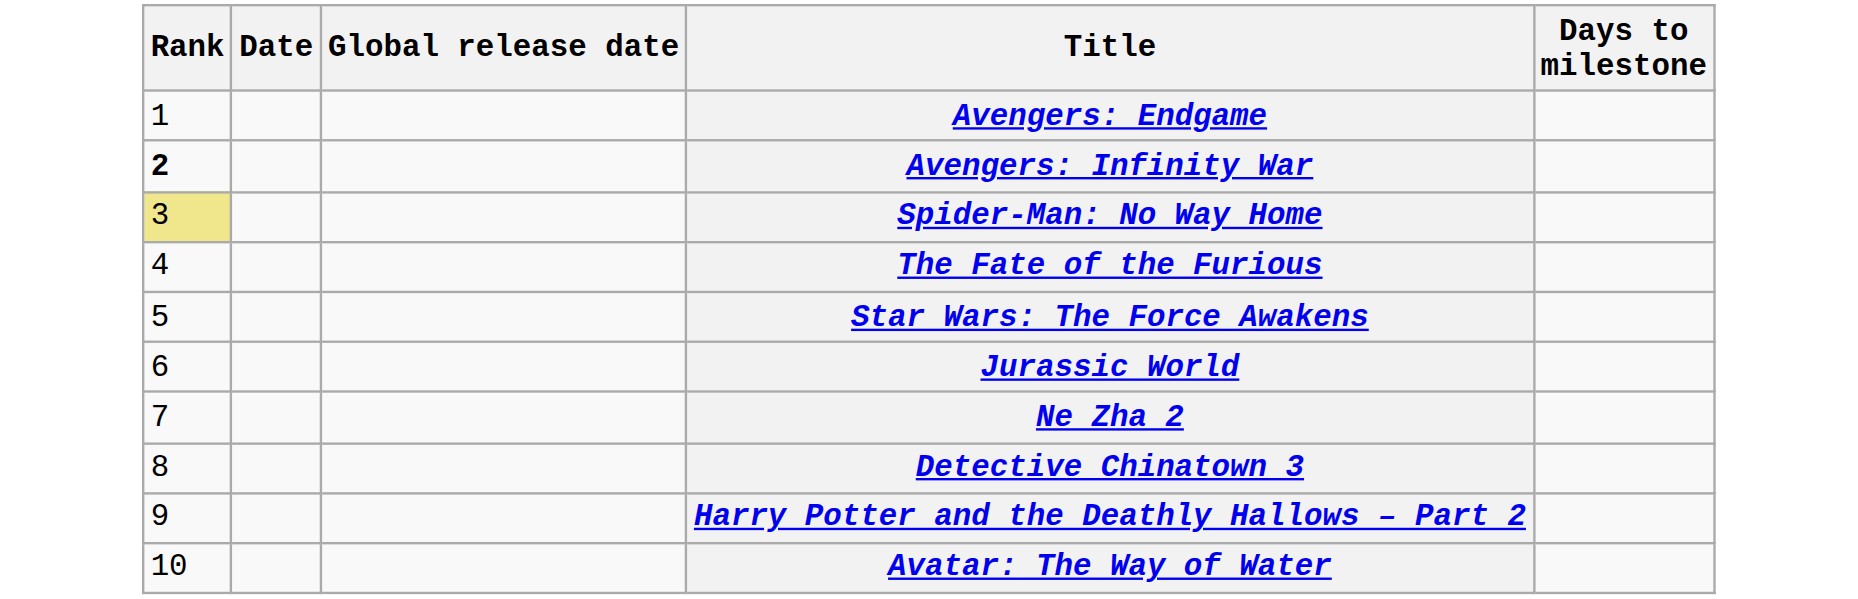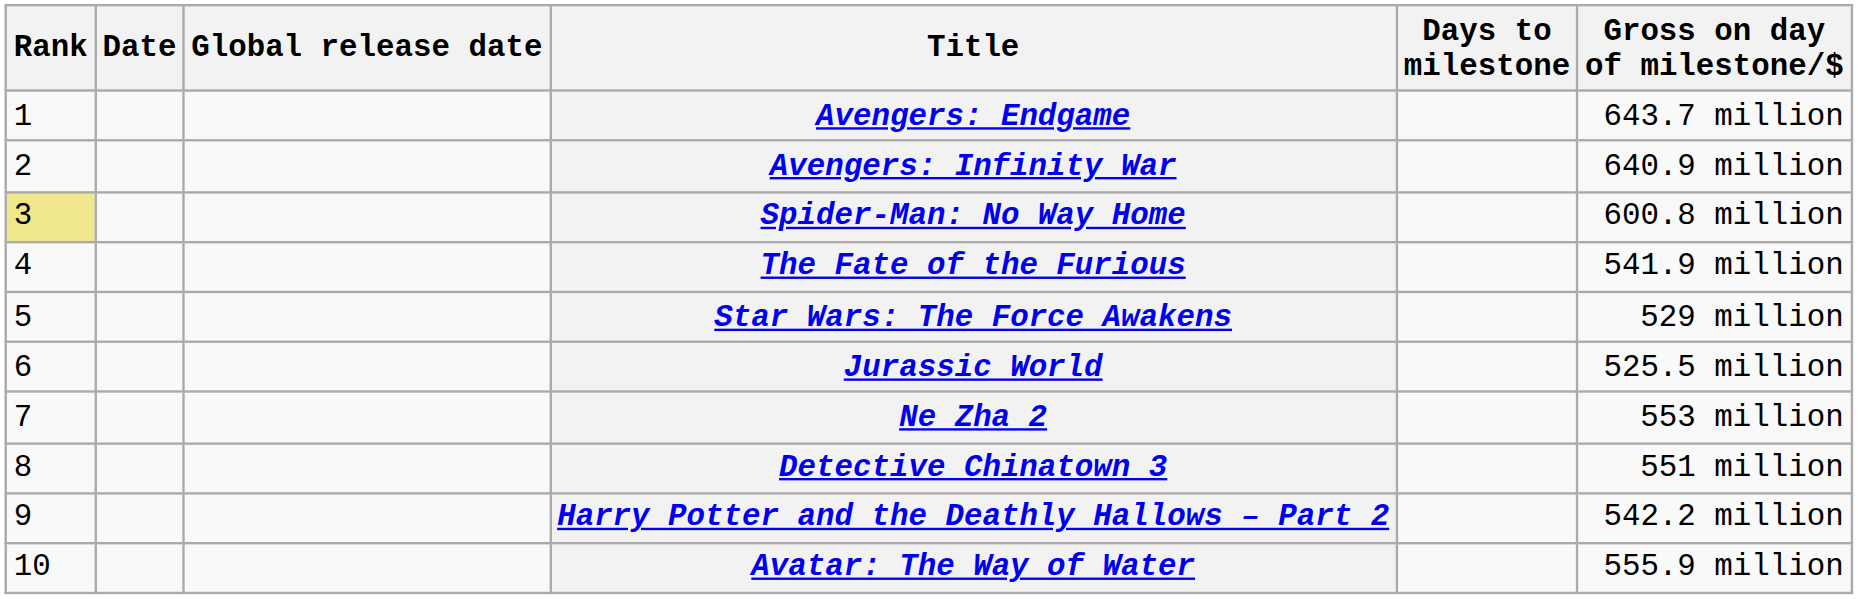+ column: (1714, 48)
(160, 166) bold -> (23, 166) normal
